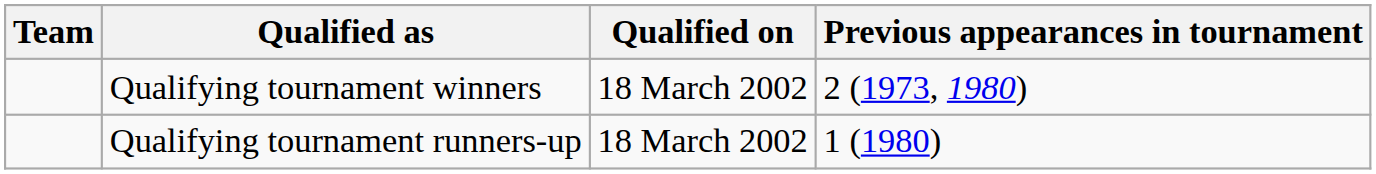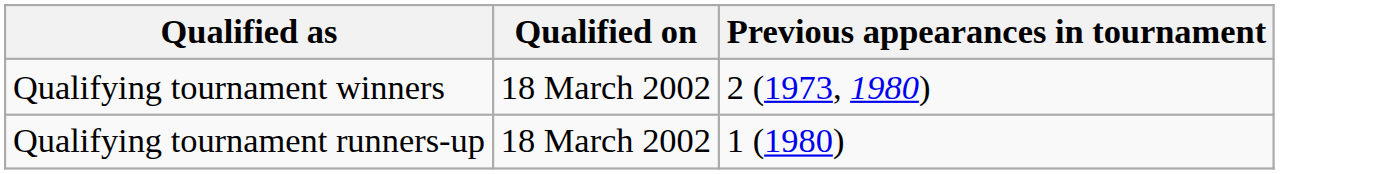- column: (53, 31)
